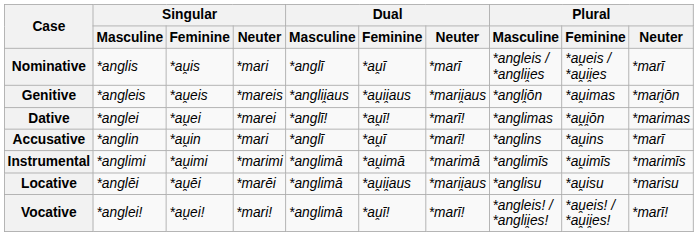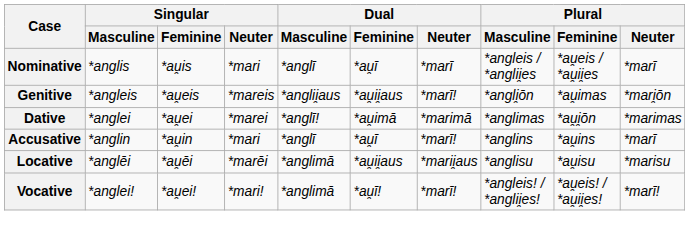(457, 96) *marii̯aus -> (438, 96) *marī!
(376, 118) *au̯ī! -> (375, 118) *au̯imā
(447, 118) *marī! -> (446, 118) *marimā
- row: (49, 161)
